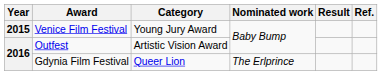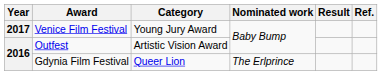(18, 29) 2015 -> (18, 29) 2017
